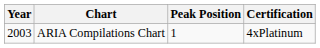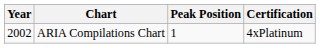(19, 33) 2003 -> (19, 33) 2002
